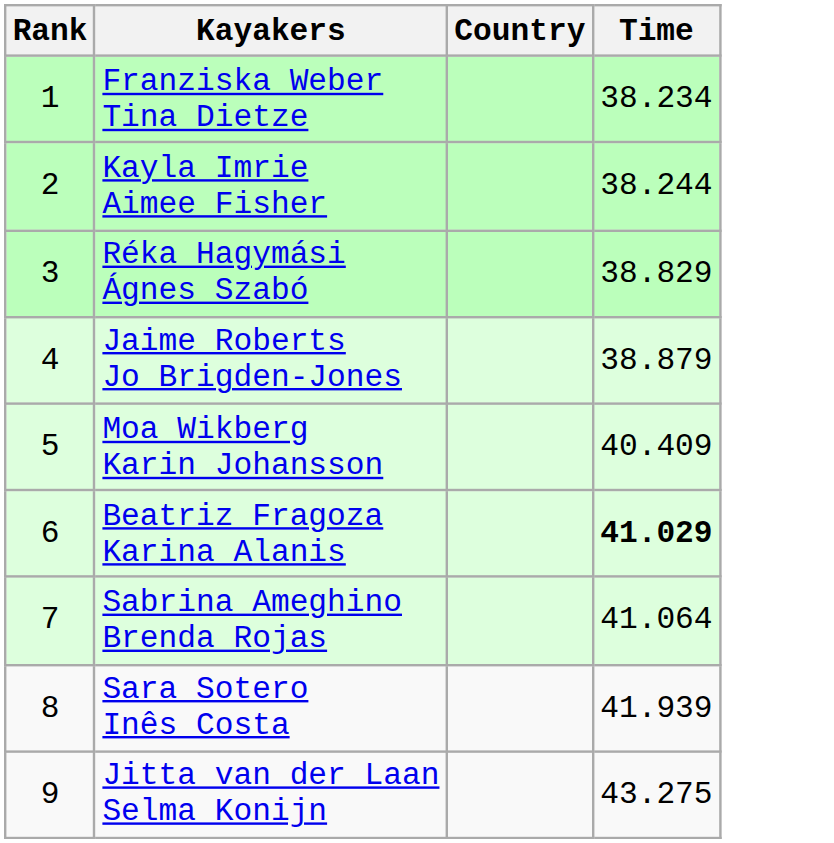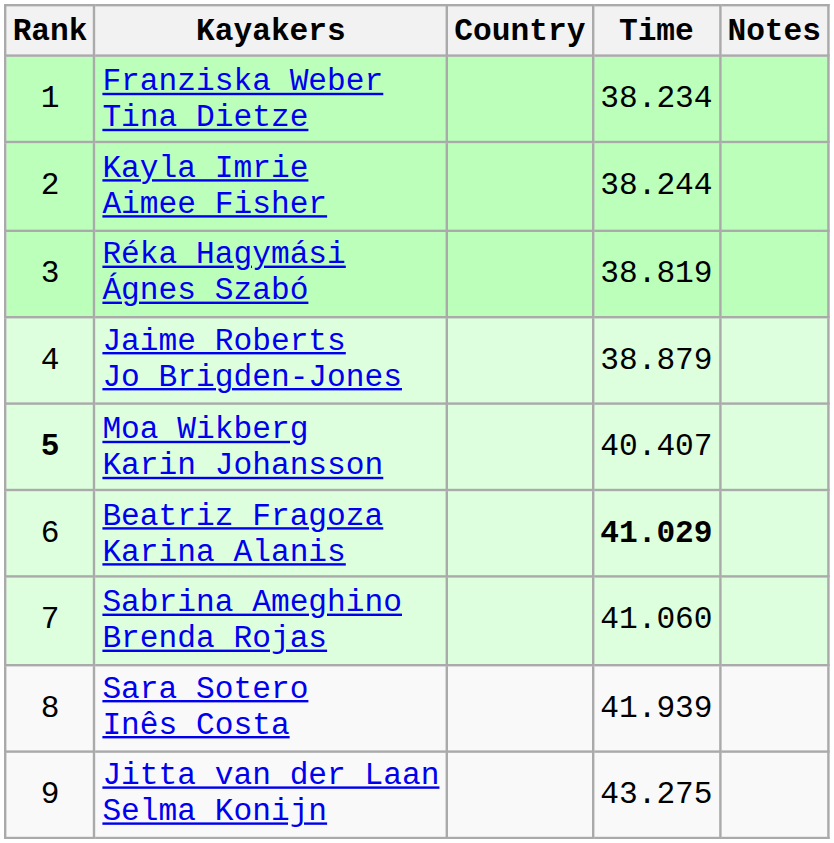+ column: (774, 31)
(656, 273) 38.829 -> (656, 273) 38.819
(50, 447) normal -> (50, 447) bold
(656, 447) 40.409 -> (656, 447) 40.407
(656, 621) 41.064 -> (656, 621) 41.060
